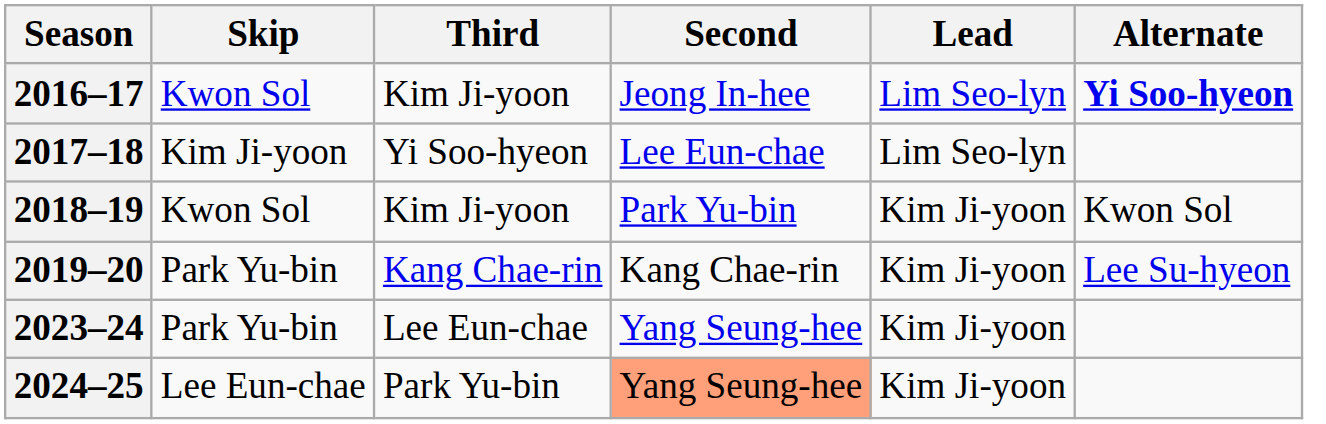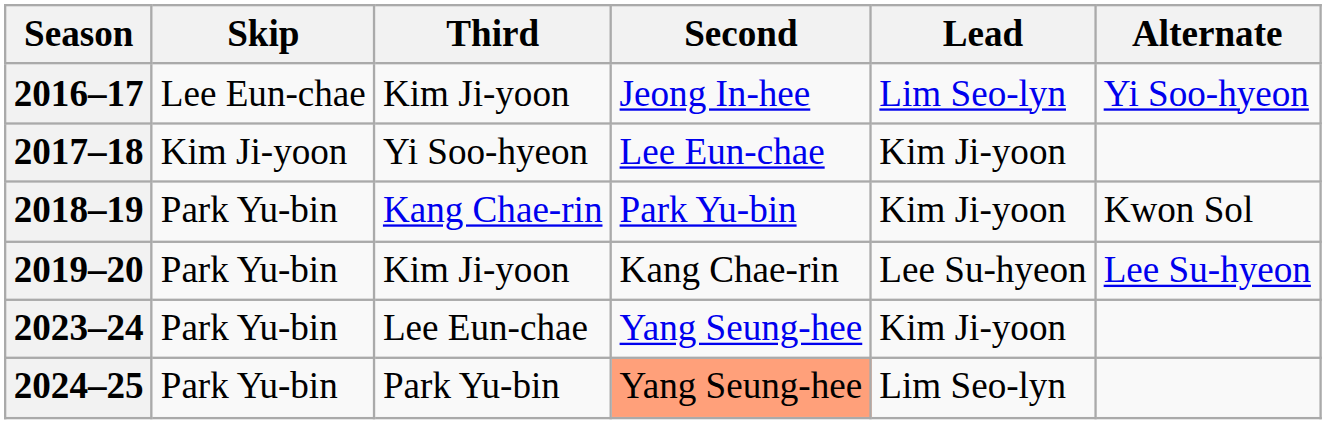(236, 92) Kwon Sol -> (263, 92) Lee Eun-chae
(1188, 92) bold -> (1206, 92) normal
(973, 151) Lim Seo-lyn -> (973, 151) Kim Ji-yoon
(236, 210) Kwon Sol -> (249, 210) Park Yu-bin
(476, 210) Kim Ji-yoon -> (493, 210) Kang Chae-rin
(493, 269) Kang Chae-rin -> (476, 269) Kim Ji-yoon
(973, 269) Kim Ji-yoon -> (983, 269) Lee Su-hyeon
(263, 387) Lee Eun-chae -> (249, 387) Park Yu-bin
(973, 387) Kim Ji-yoon -> (973, 387) Lim Seo-lyn
